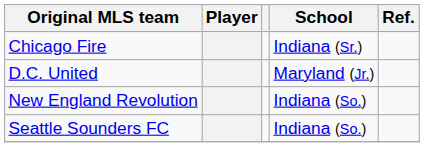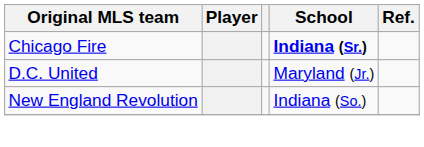(318, 45) normal -> (320, 45) bold
- row: (89, 127)
